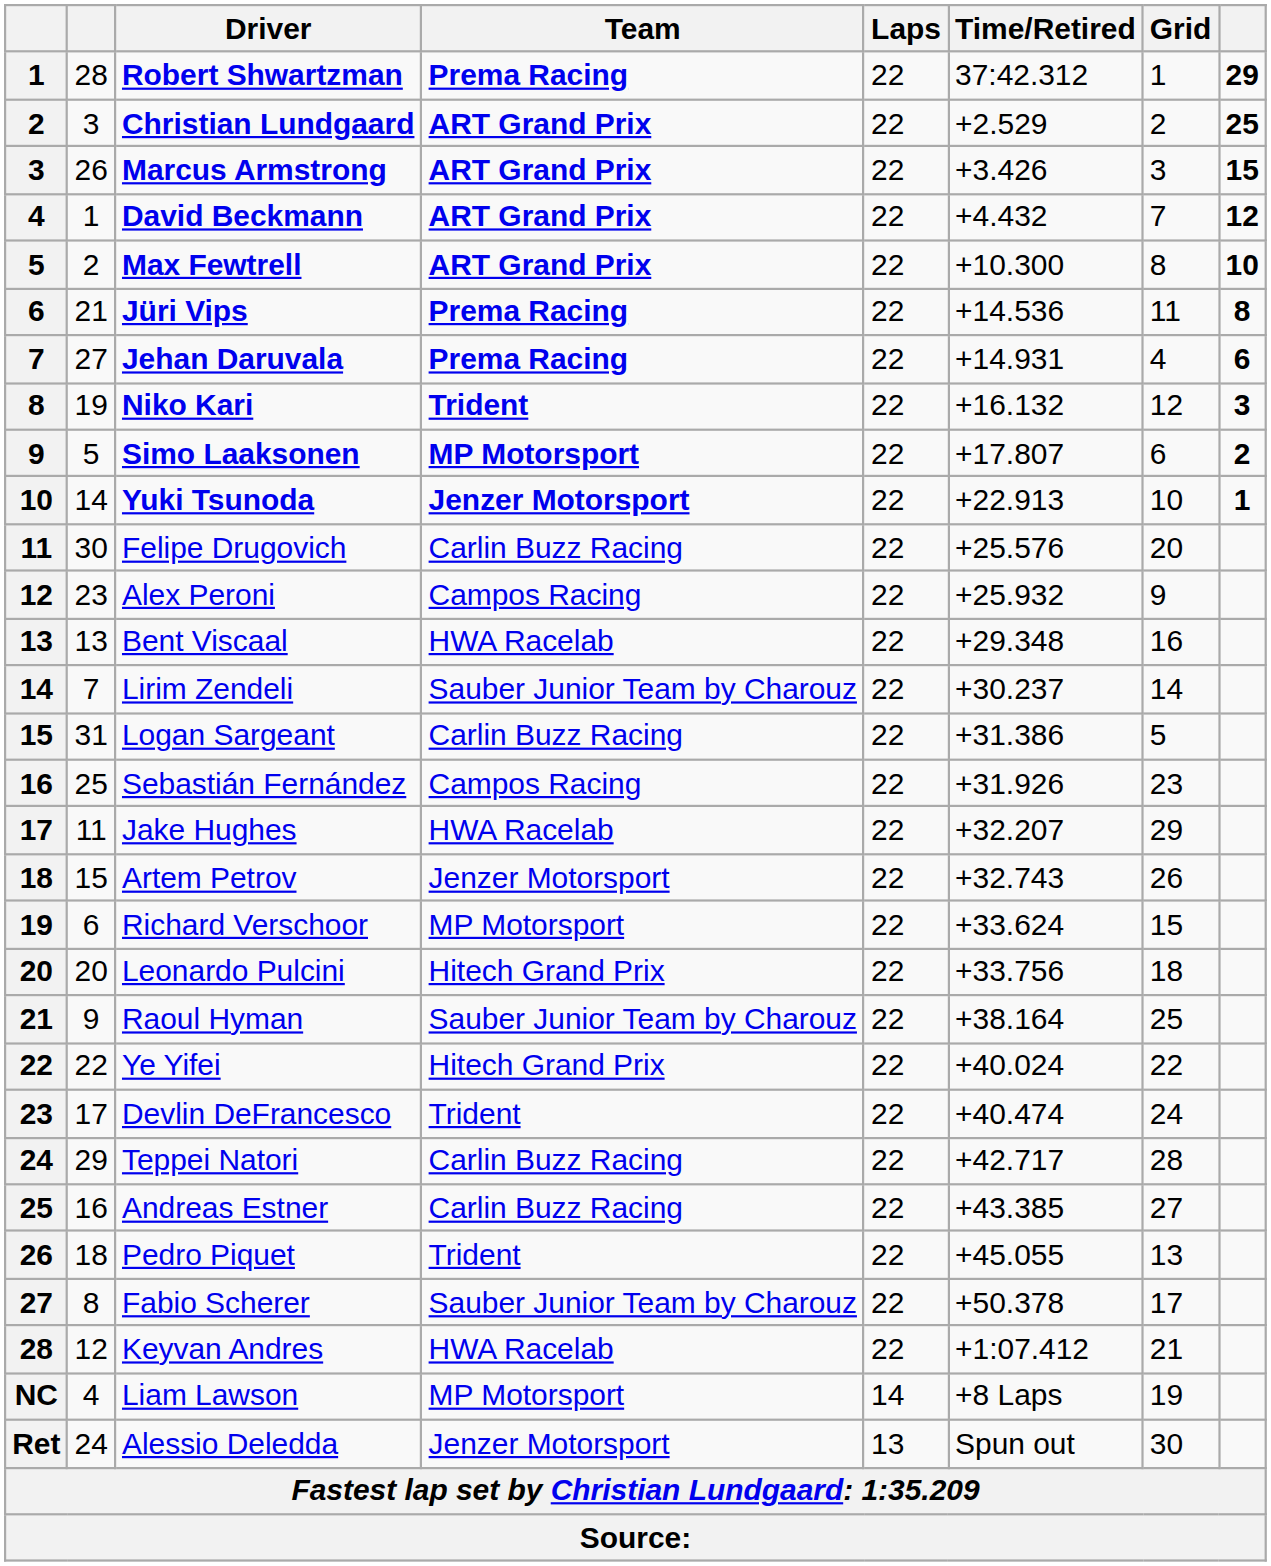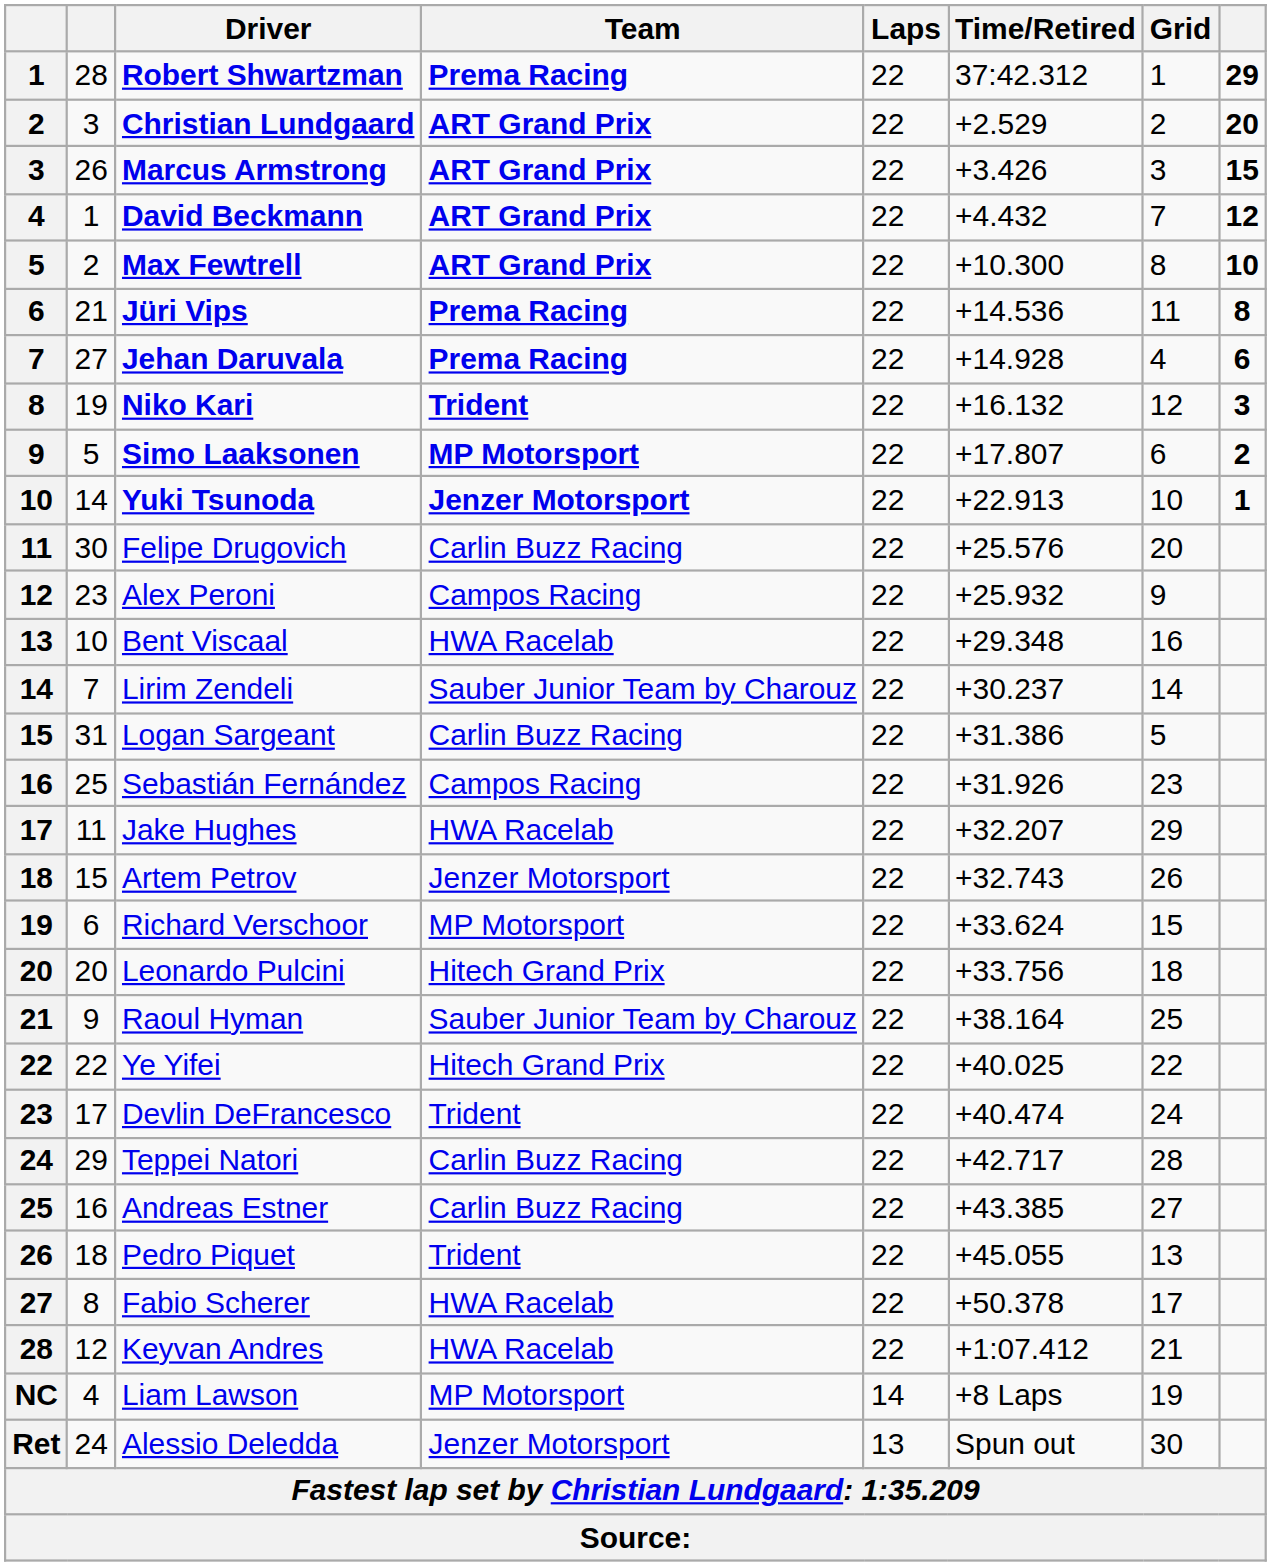(1242, 123) 25 -> (1242, 123) 20
(1010, 358) +14.931 -> (1010, 358) +14.928
(91, 641) 13 -> (91, 641) 10
(1010, 1066) +40.024 -> (1010, 1066) +40.025
(643, 1302) Sauber Junior Team by Charouz -> (521, 1302) HWA Racelab
